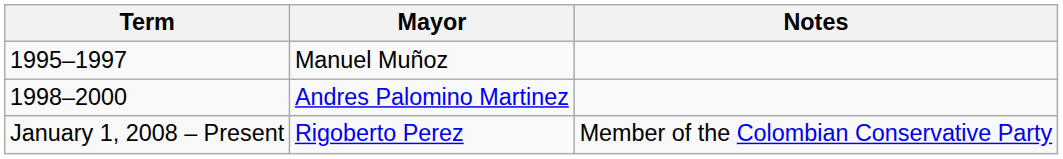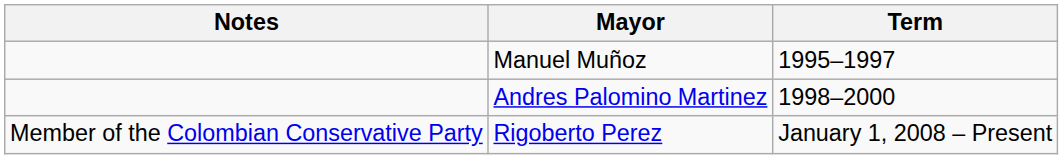columns swapped: (147, 23) <-> (816, 23)
